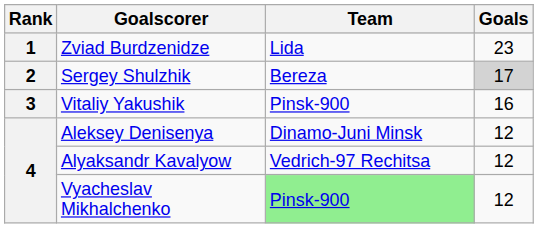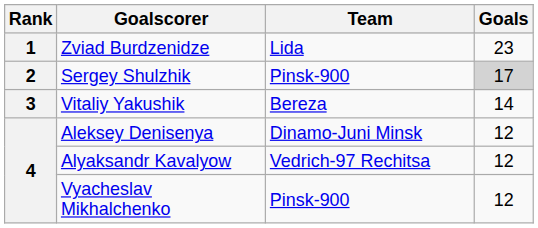(298, 76) Bereza -> (310, 76) Pinsk-900
(310, 104) Pinsk-900 -> (298, 104) Bereza
(504, 104) 16 -> (504, 104) 14
(310, 199) lightgreen background -> (310, 199) no background
